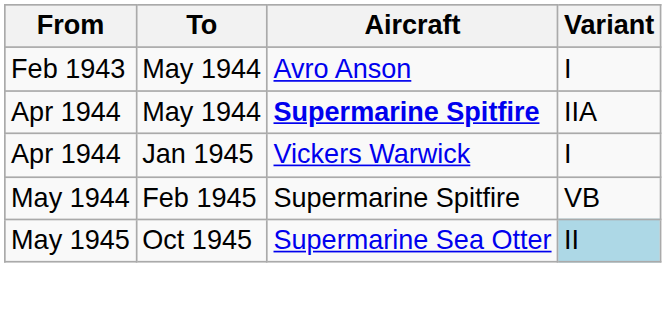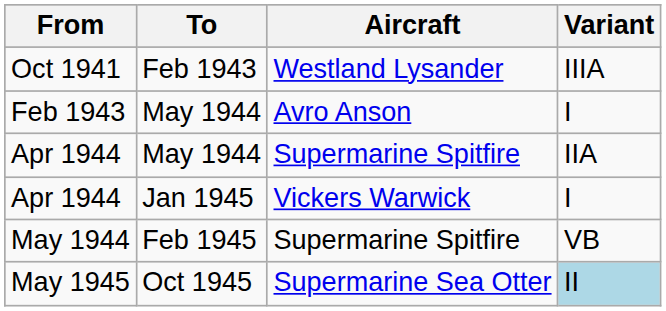+ row: (66, 68)
(406, 111) bold -> (397, 154) normal
